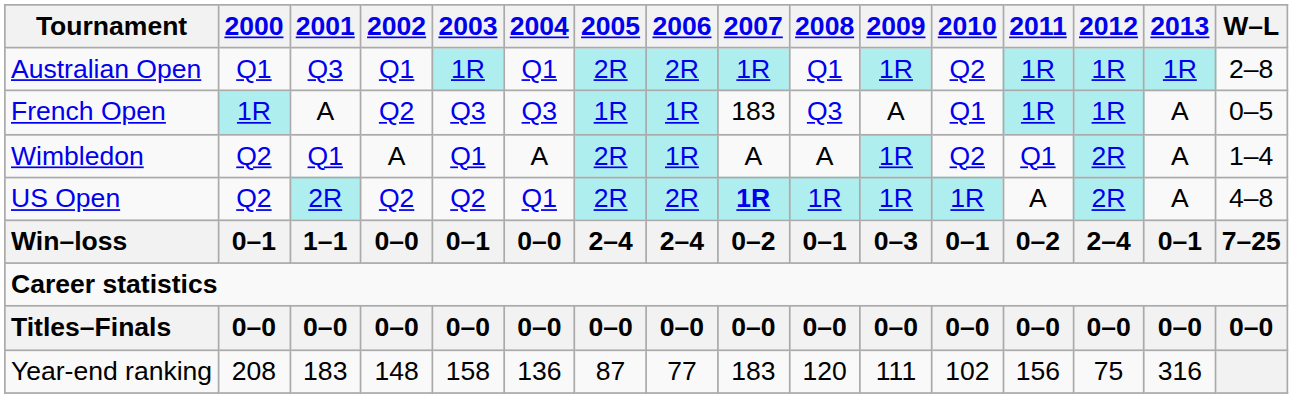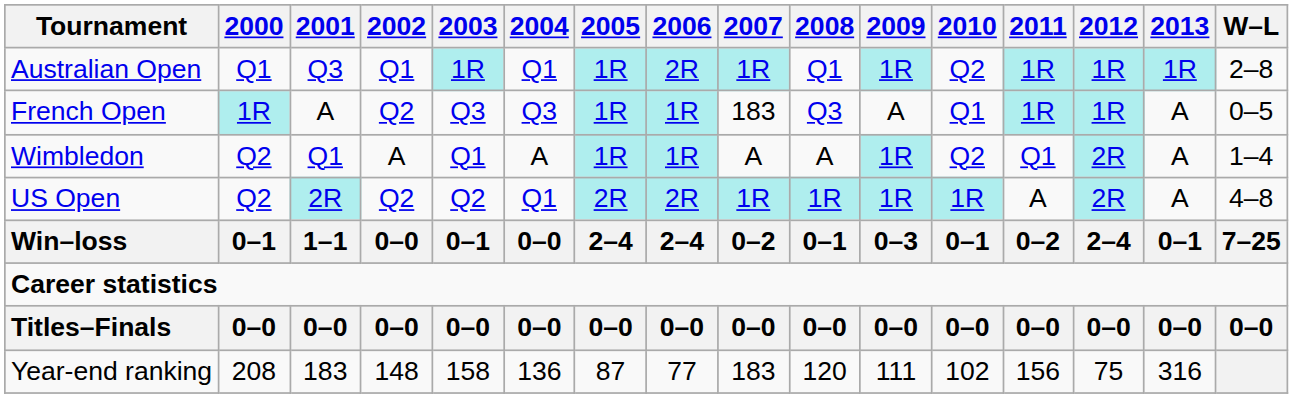(611, 68) 2R -> (611, 68) 1R
(611, 154) 2R -> (611, 154) 1R
(753, 197) bold -> (753, 197) normal
